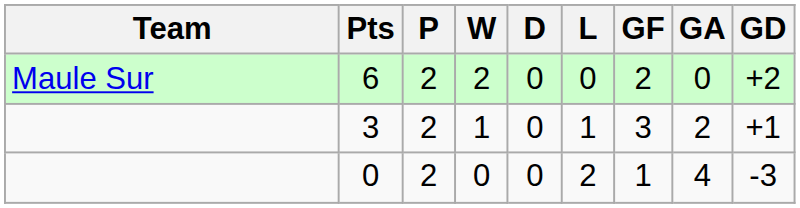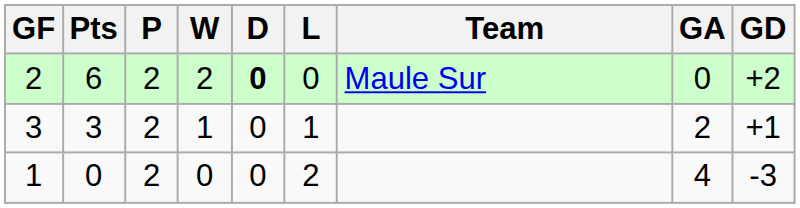columns swapped: (172, 29) <-> (643, 29)
(535, 78) normal -> (258, 78) bold
